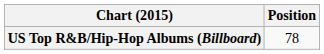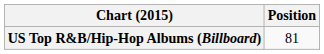(292, 37) 78 -> (292, 37) 81
